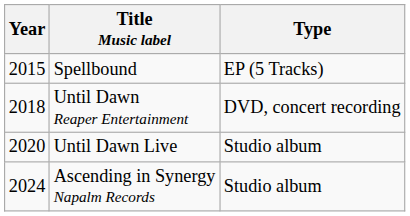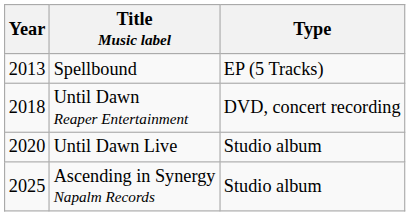(27, 68) 2015 -> (27, 68) 2013
(27, 185) 2024 -> (27, 185) 2025
